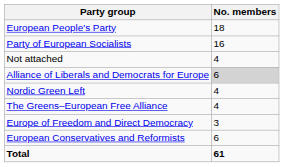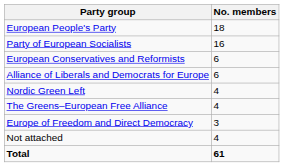rows swapped: (96, 138) <-> (35, 59)
(216, 75) lightgrey background -> (216, 75) no background
